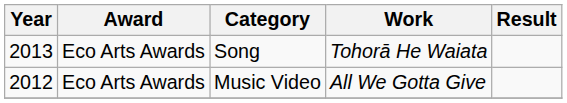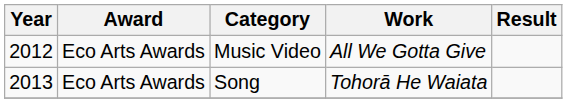rows swapped: (267, 82) <-> (237, 51)
